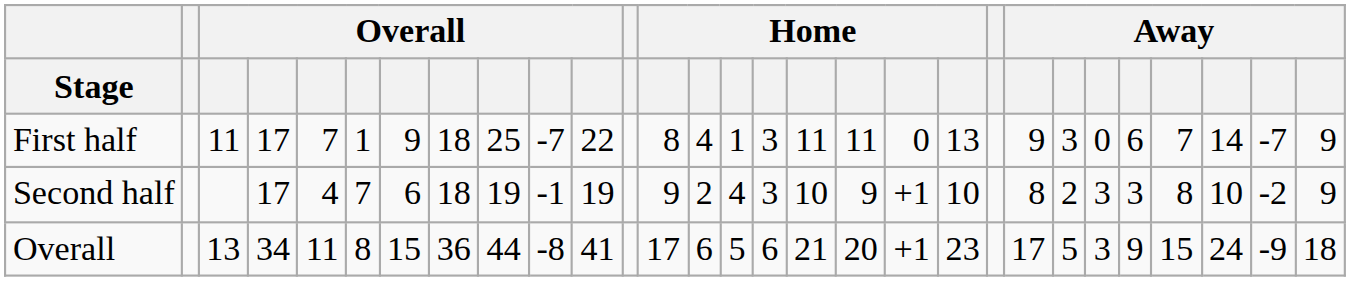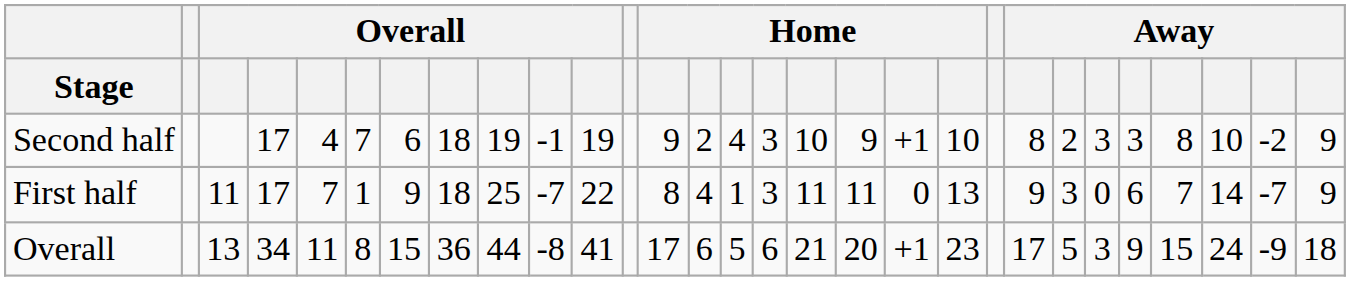rows swapped: (75, 139) <-> (94, 193)
